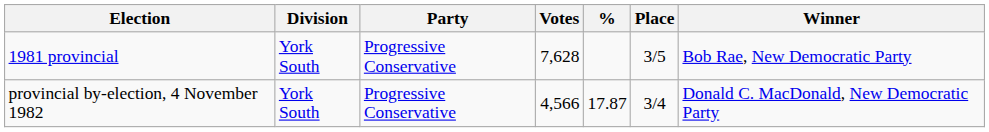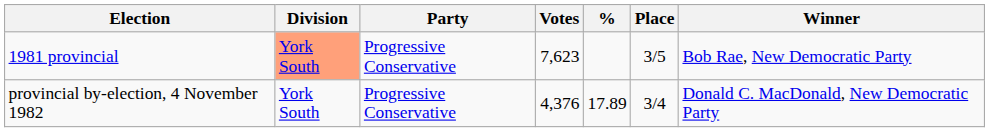(299, 55) no background -> (299, 55) lightsalmon background
(560, 55) 7,628 -> (560, 55) 7,623
(560, 103) 4,566 -> (560, 103) 4,376
(607, 103) 17.87 -> (607, 103) 17.89
